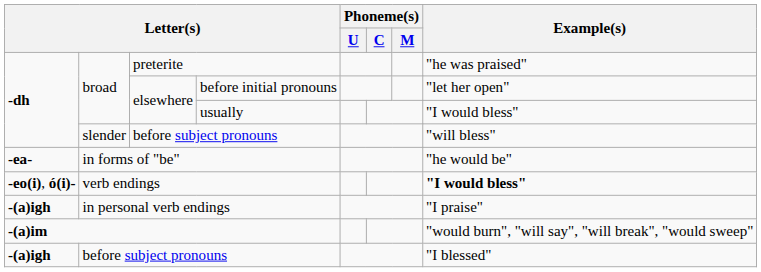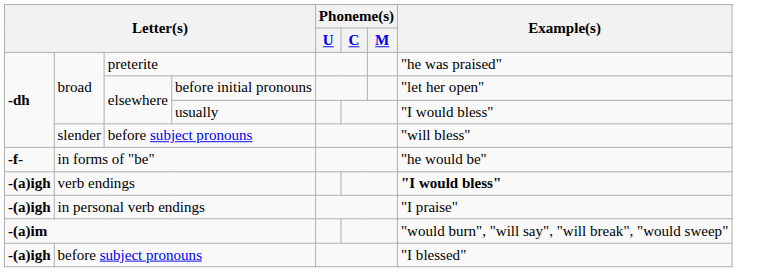(20, 159) -ea- -> (15, 159) -f-
(42, 183) -eo(i), ó(i)- -> (29, 183) -(a)igh
